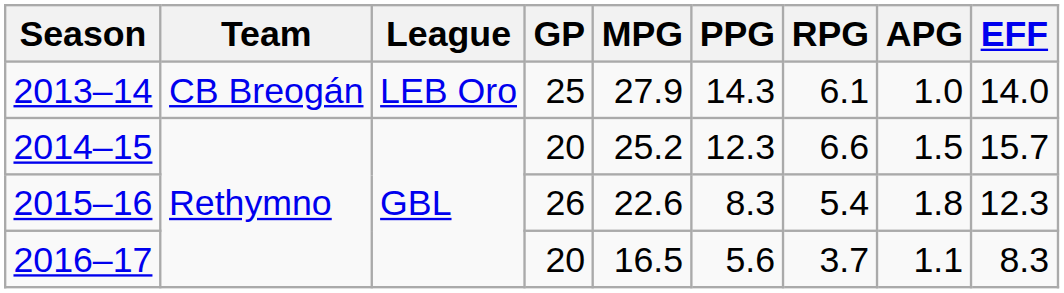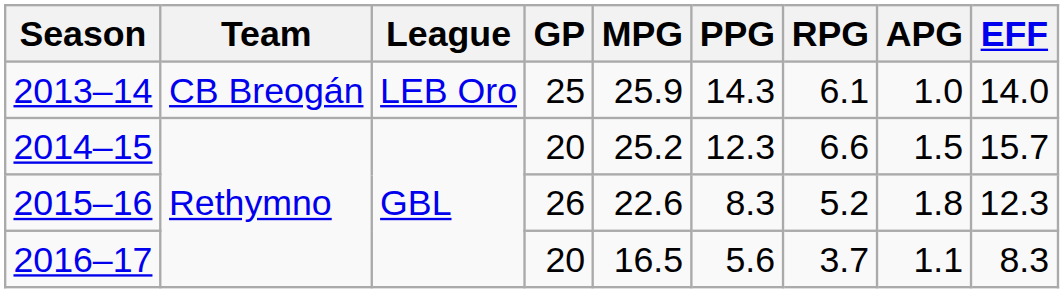(648, 90) 27.9 -> (648, 90) 25.9
(844, 203) 5.4 -> (844, 203) 5.2
